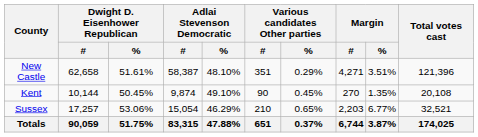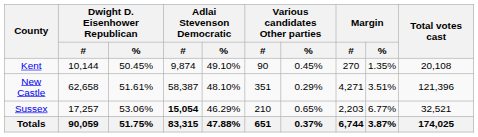rows swapped: (31, 93) <-> (31, 71)
(183, 108) normal -> (183, 108) bold
